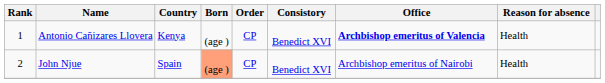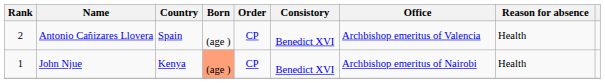(20, 35) 1 -> (20, 35) 2
(171, 35) Kenya -> (170, 35) Spain
(411, 35) bold -> (411, 35) normal
(20, 64) 2 -> (20, 64) 1
(170, 64) Spain -> (172, 64) Kenya
